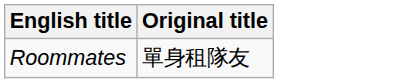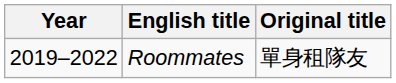+ column: (64, 21)
